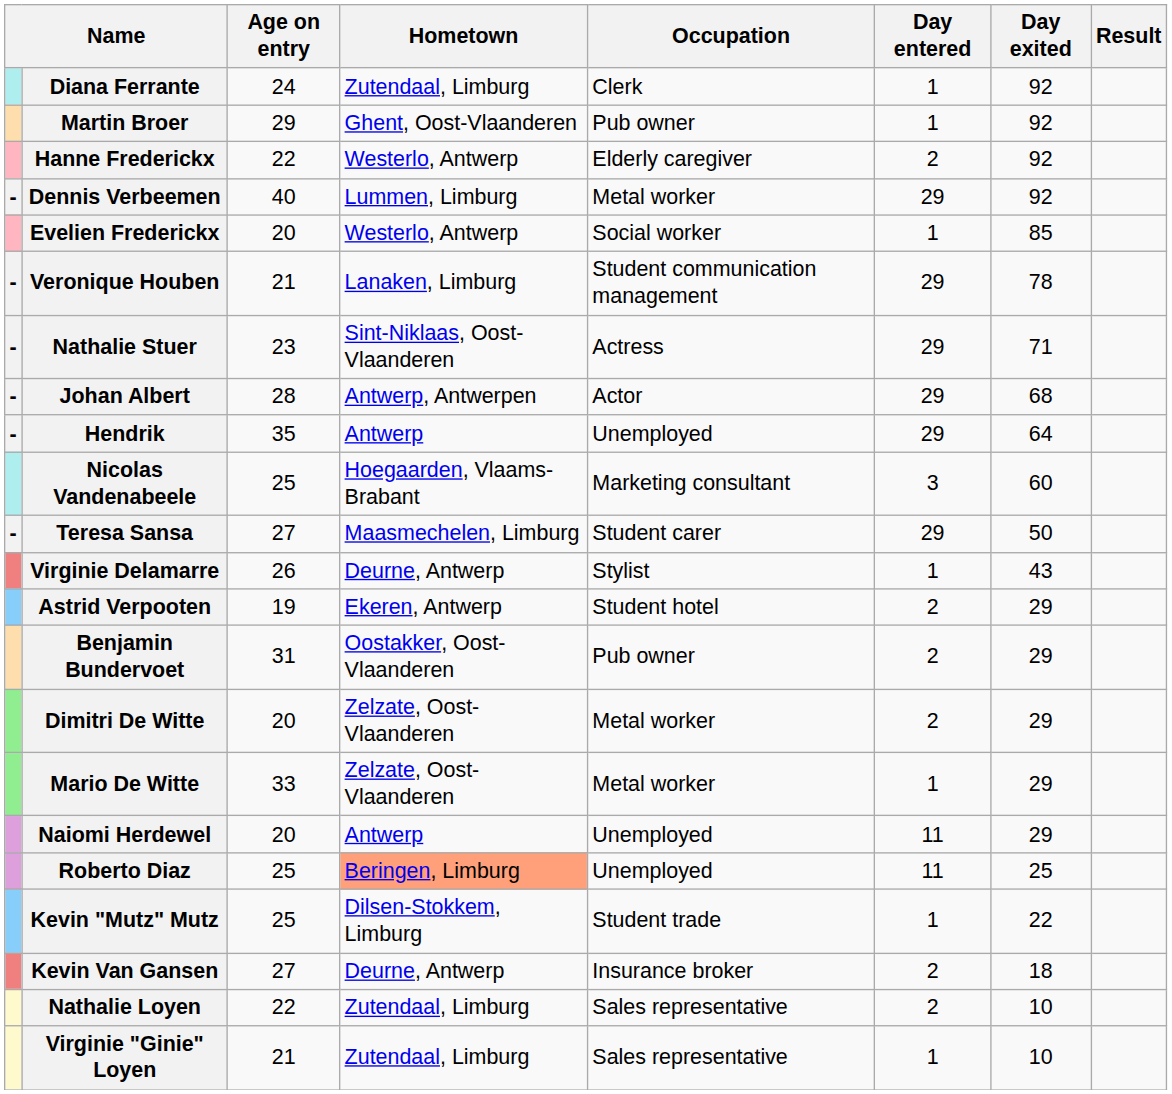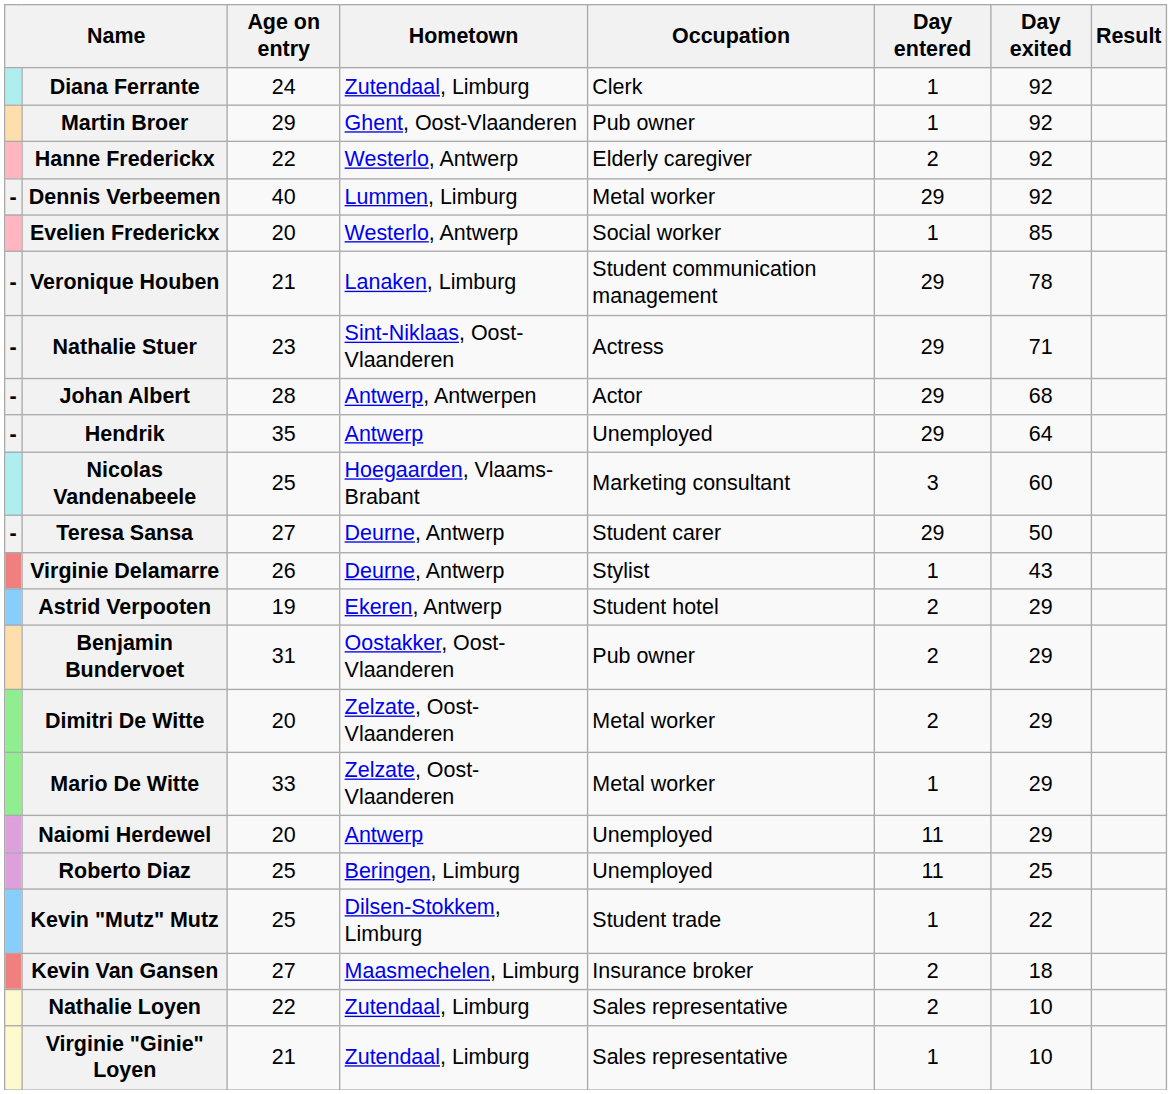(462, 533) Maasmechelen, Limburg -> (424, 533) Deurne, Antwerp
(432, 870) lightsalmon background -> (432, 870) no background
(424, 970) Deurne, Antwerp -> (462, 970) Maasmechelen, Limburg
